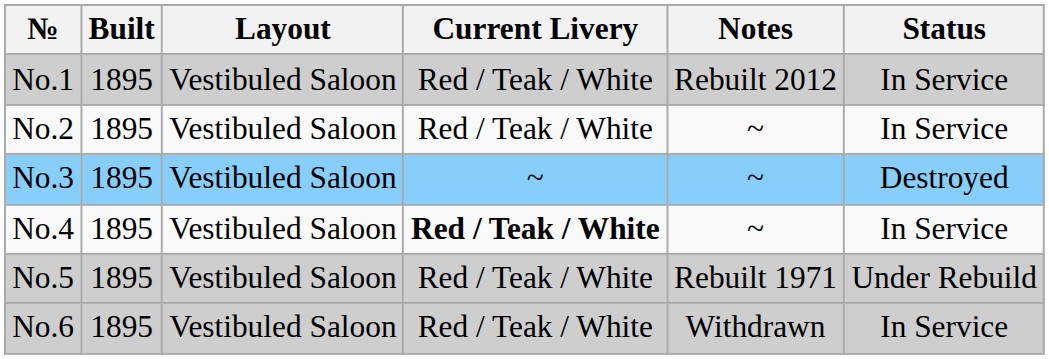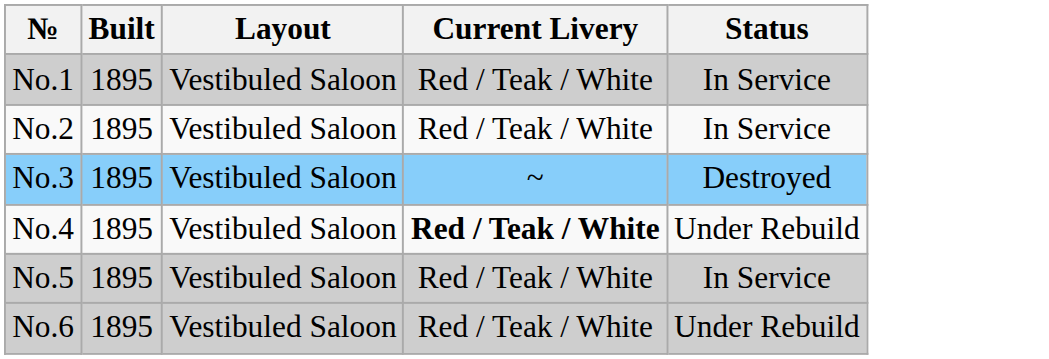- column: (756, 29)
(944, 228) In Service -> (767, 228) Under Rebuild
(944, 278) Under Rebuild -> (767, 278) In Service
(944, 327) In Service -> (767, 327) Under Rebuild
